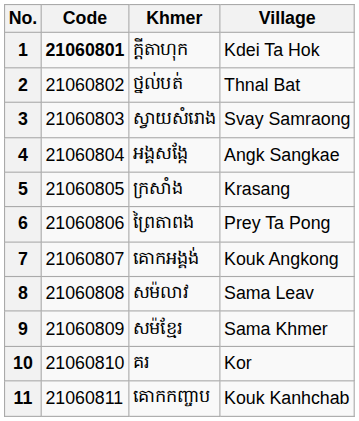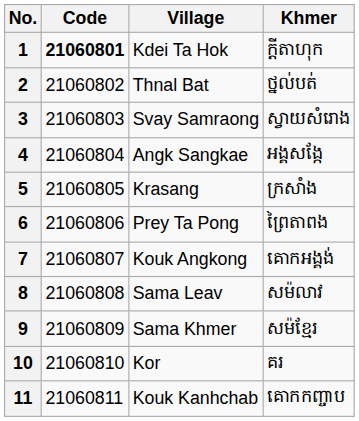columns swapped: (287, 18) <-> (174, 18)
